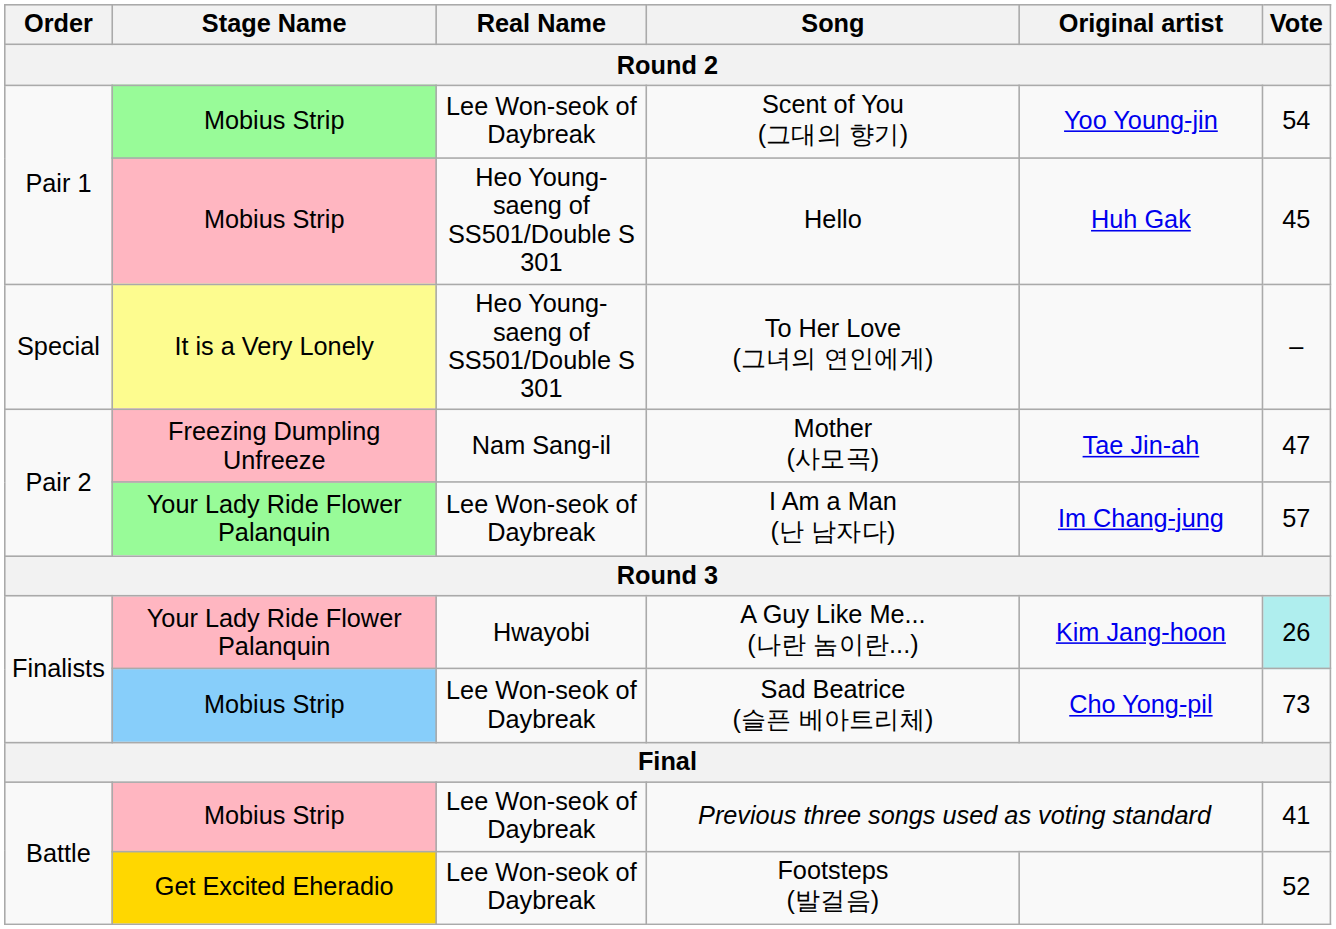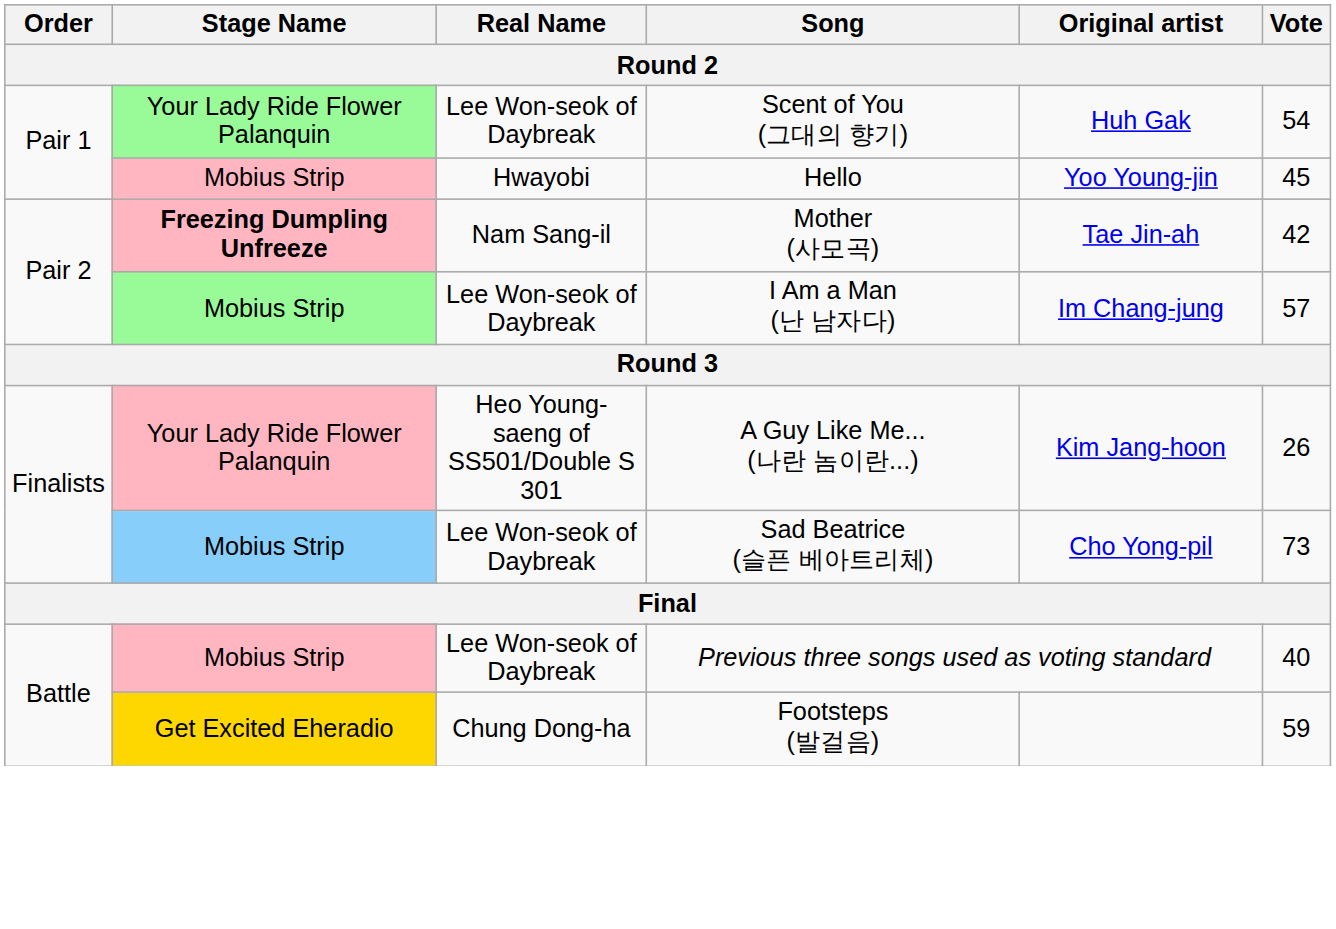(274, 121) Mobius Strip -> (274, 121) Your Lady Ride Flower Palanquin
(1141, 121) Yoo Young-jin -> (1141, 121) Huh Gak
(541, 220) Heo Young-saeng of SS501/Double S 301 -> (541, 178) Hwayobi
(1141, 220) Huh Gak -> (1141, 178) Yoo Young-jin
- row: (833, 344)
(274, 445) normal -> (274, 234) bold
(1296, 445) 47 -> (1296, 234) 42
(274, 518) Your Lady Ride Flower Palanquin -> (274, 307) Mobius Strip
(541, 632) Hwayobi -> (541, 447) Heo Young-saeng of SS501/Double S 301
(1296, 632) paleturquoise background -> (1296, 447) no background
(1296, 816) 41 -> (1296, 657) 40
(541, 887) Lee Won-seok of Daybreak -> (541, 728) Chung Dong-ha
(1296, 887) 52 -> (1296, 728) 59
